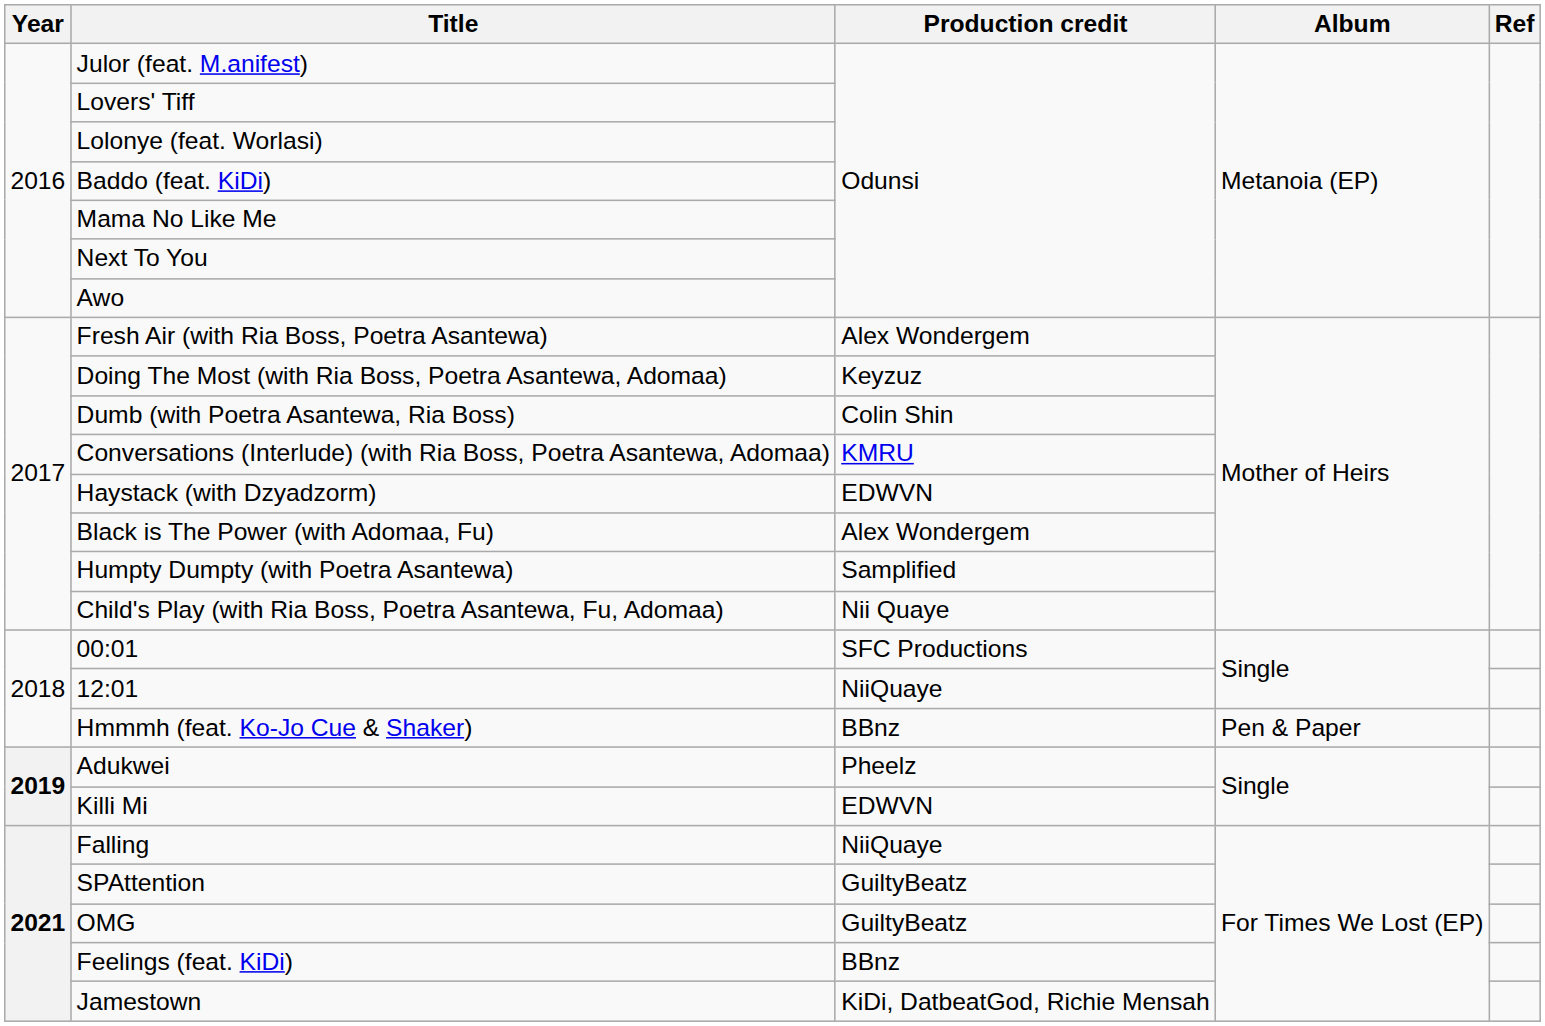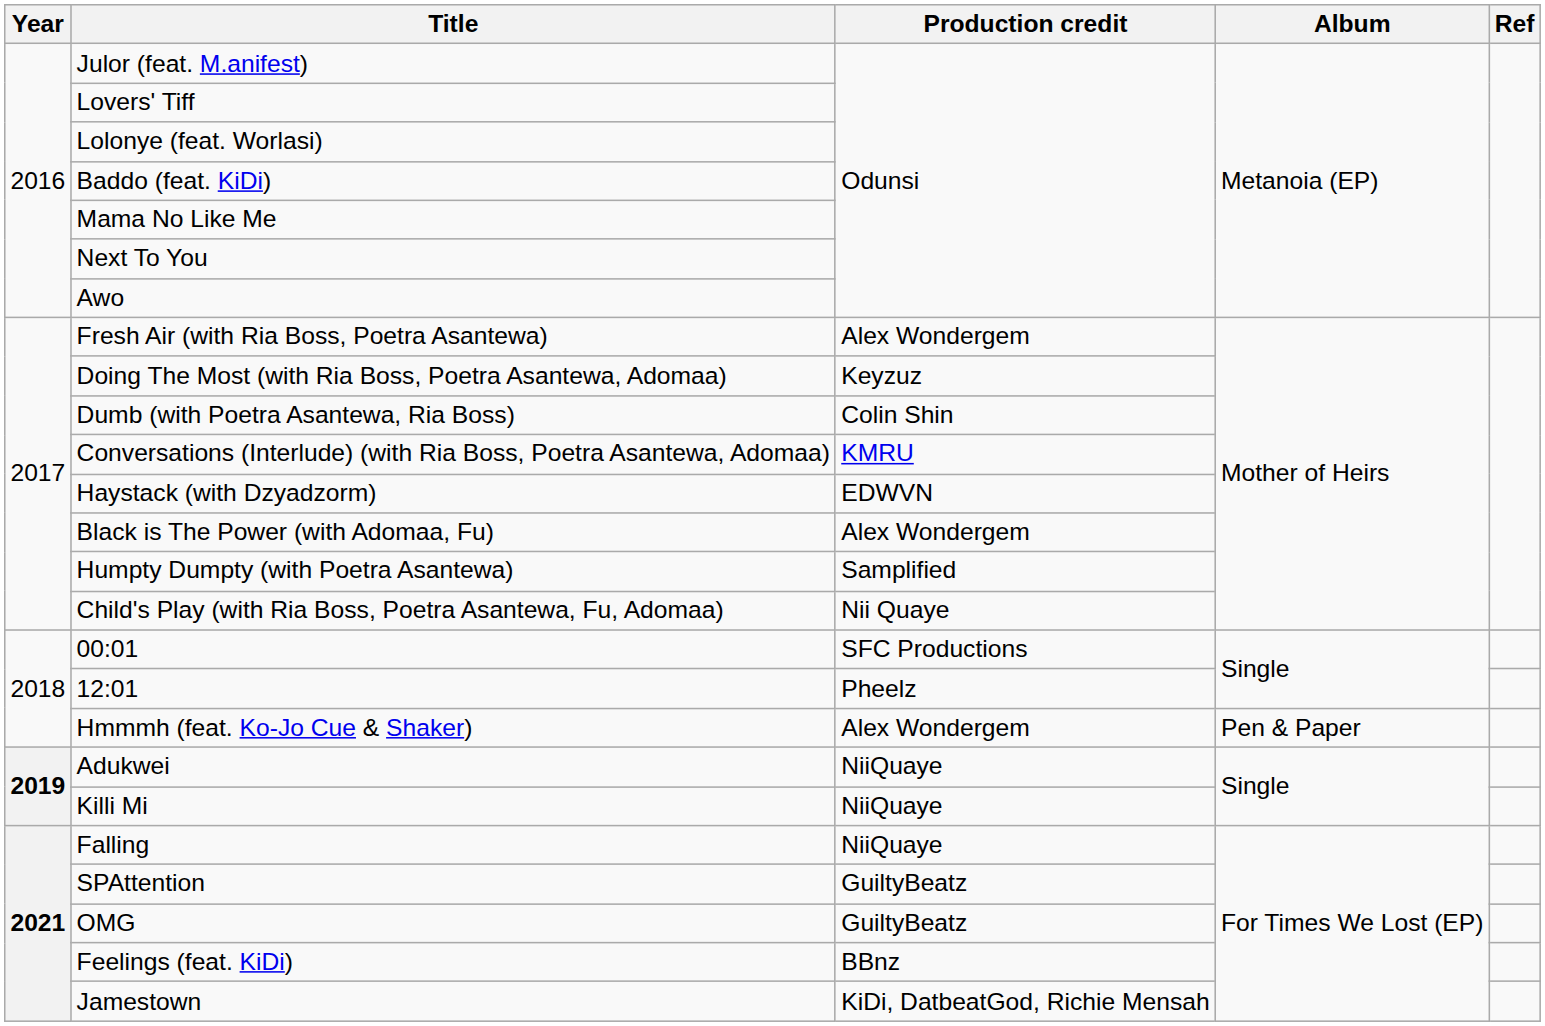(892, 688) NiiQuaye -> (879, 688) Pheelz
(871, 727) BBnz -> (936, 727) Alex Wondergem
(879, 766) Pheelz -> (892, 766) NiiQuaye
(887, 805) EDWVN -> (892, 805) NiiQuaye
